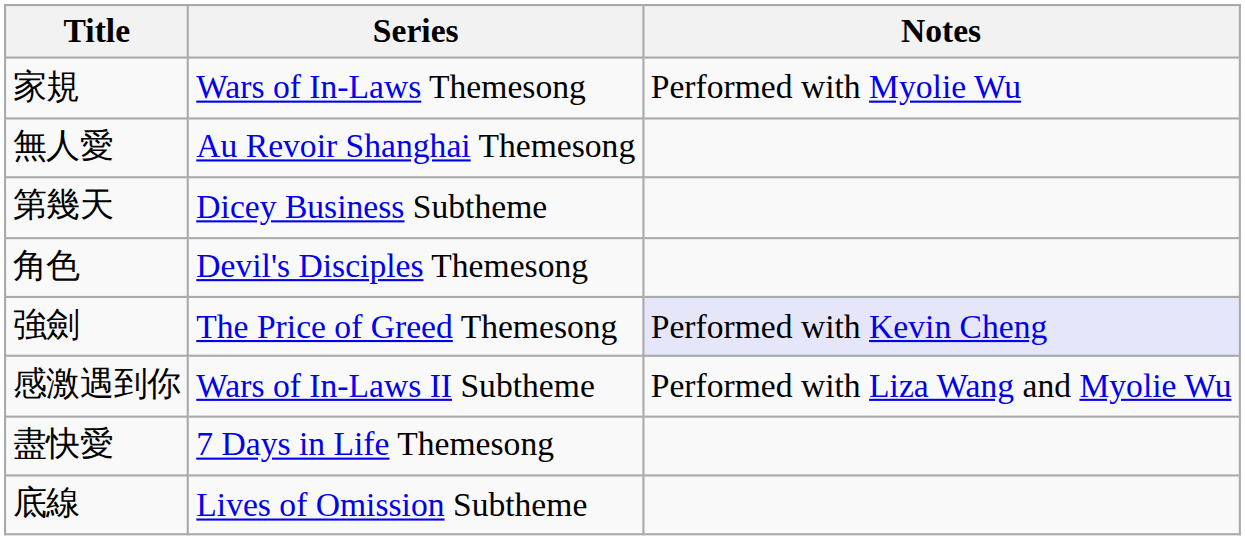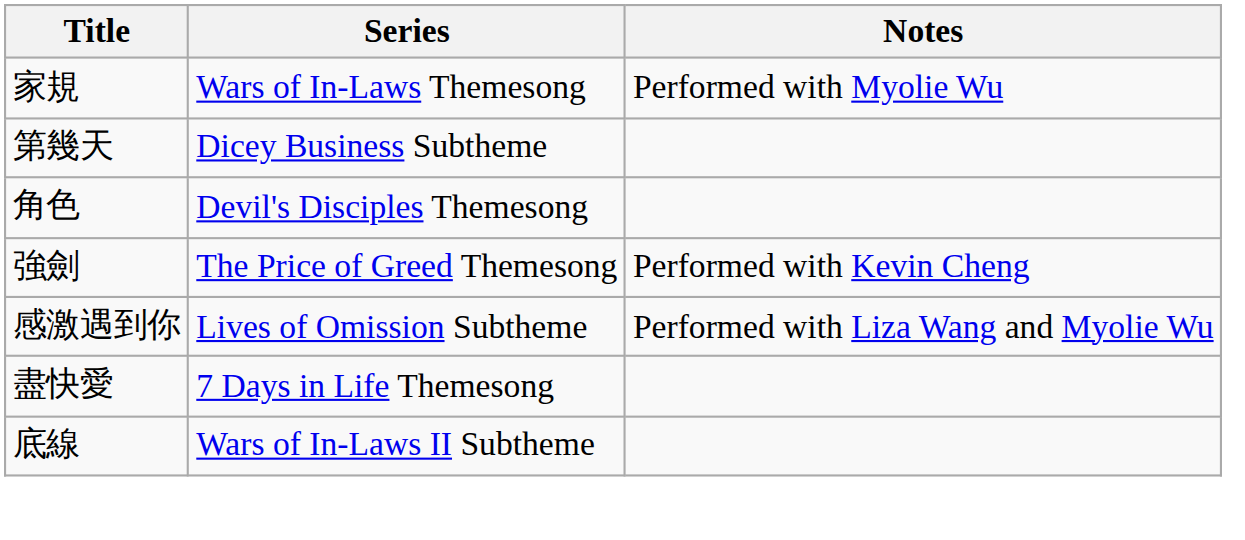- row: (63, 146)
(849, 325) lavender background -> (831, 266) no background
(396, 385) Wars of In-Laws II Subtheme -> (392, 325) Lives of Omission Subtheme
(392, 504) Lives of Omission Subtheme -> (396, 445) Wars of In-Laws II Subtheme
